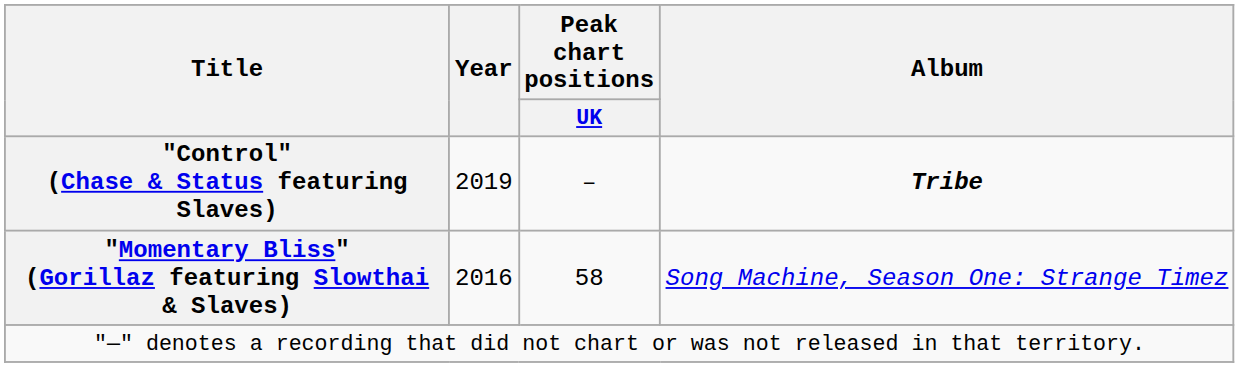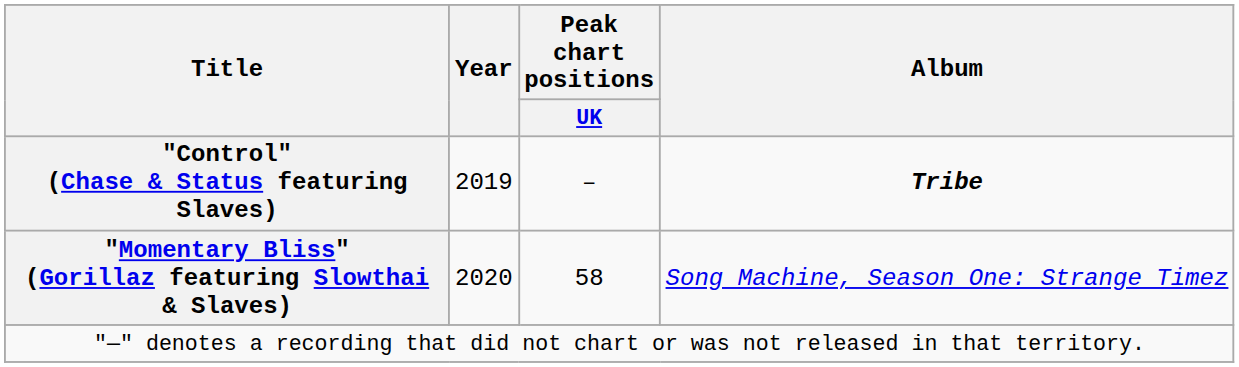(484, 278) 2016 -> (484, 278) 2020
